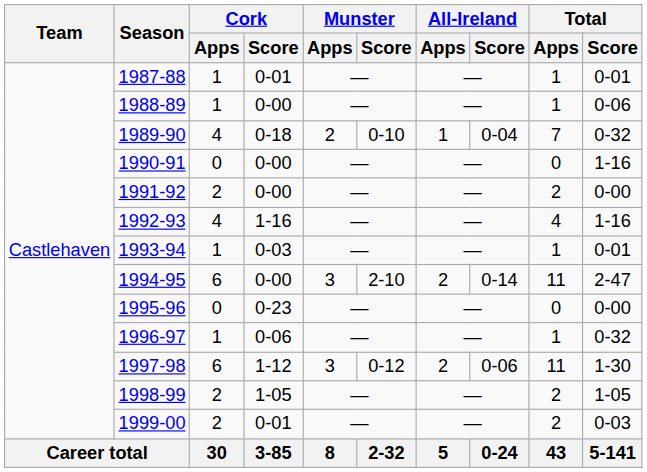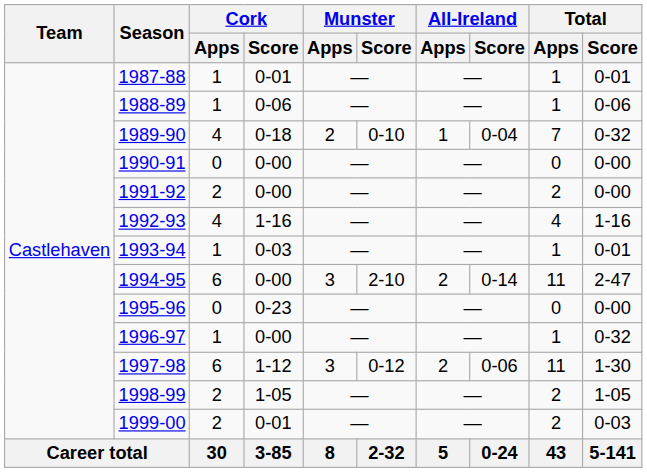(273, 105) 0-00 -> (273, 105) 0-06
(613, 163) 1-16 -> (613, 163) 0-00
(273, 337) 0-06 -> (273, 337) 0-00
